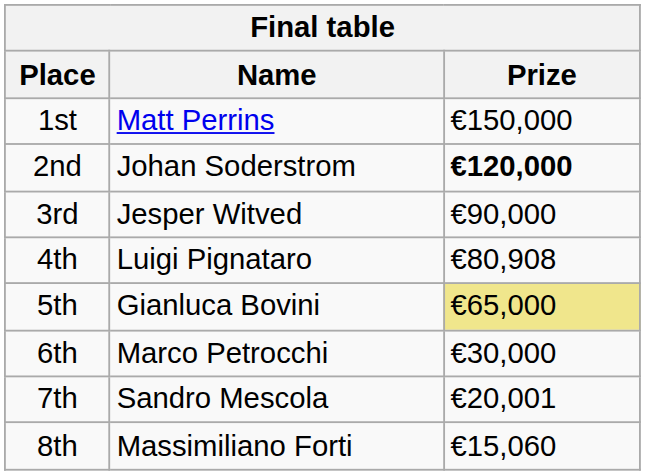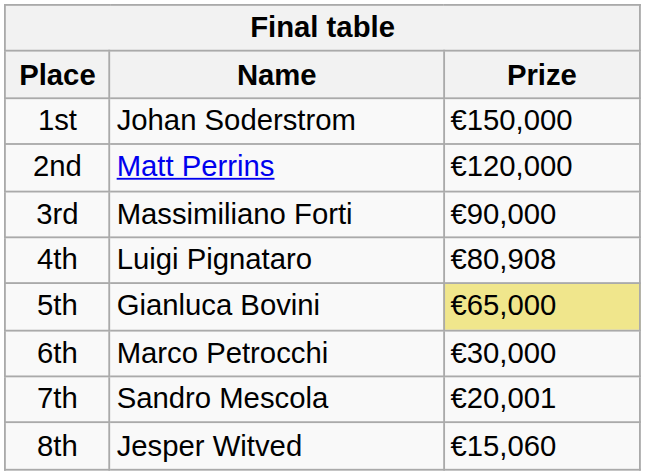(196, 120) Matt Perrins -> (236, 120) Johan Soderstrom
(236, 167) Johan Soderstrom -> (196, 167) Matt Perrins
(511, 167) bold -> (511, 167) normal
(209, 213) Jesper Witved -> (235, 213) Massimiliano Forti
(235, 445) Massimiliano Forti -> (209, 445) Jesper Witved
